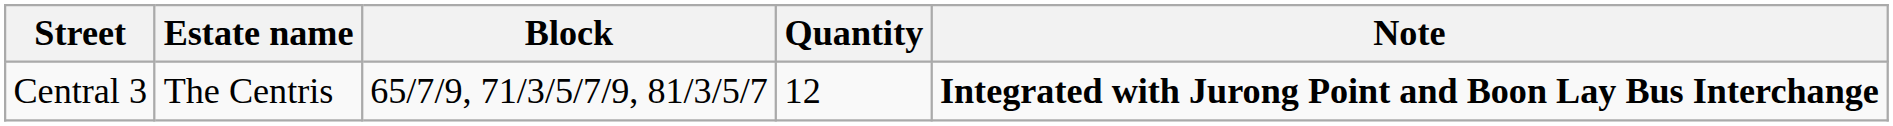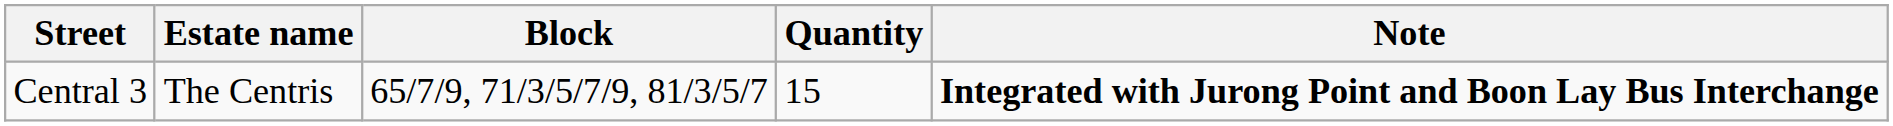(803, 90) 12 -> (803, 90) 15
